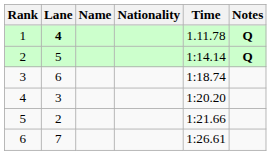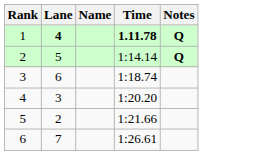- column: (149, 14)
(206, 35) normal -> (137, 35) bold
